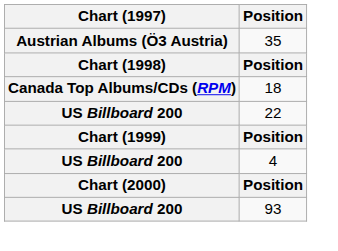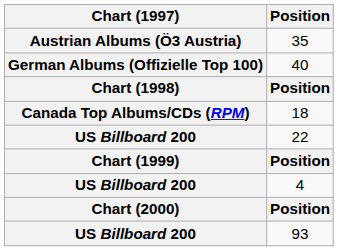+ row: (300, 64)
